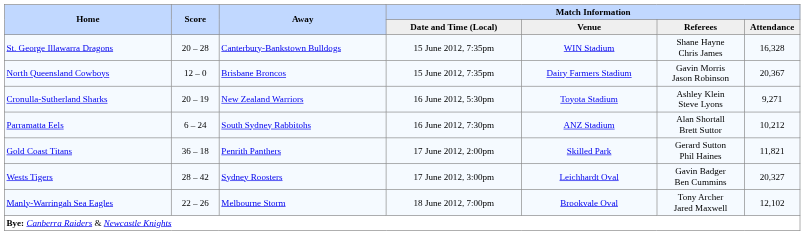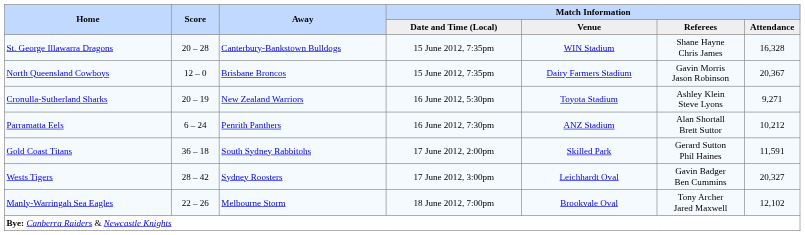(266, 125) South Sydney Rabbitohs -> (251, 125) Penrith Panthers
(251, 150) Penrith Panthers -> (266, 150) South Sydney Rabbitohs
(772, 150) 11,821 -> (772, 150) 11,591
